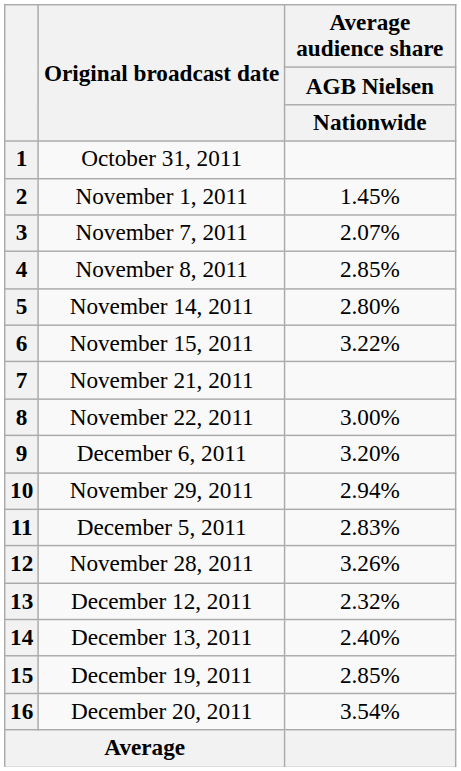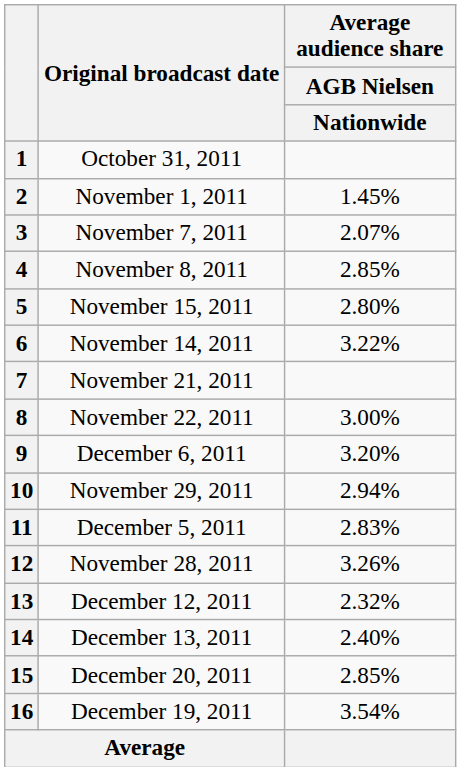(162, 306) November 14, 2011 -> (162, 306) November 15, 2011
(162, 343) November 15, 2011 -> (162, 343) November 14, 2011
(162, 674) December 19, 2011 -> (162, 674) December 20, 2011
(162, 711) December 20, 2011 -> (162, 711) December 19, 2011
